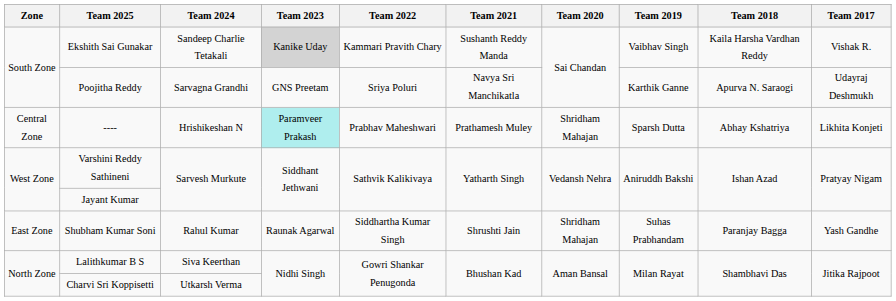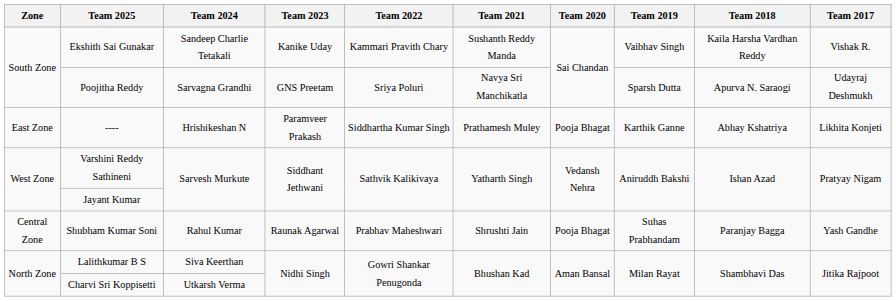(300, 47) lightgrey background -> (305, 47) no background
(658, 87) Karthik Ganne -> (654, 87) Sparsh Dutta
(32, 128) Central Zone -> (32, 128) East Zone
(300, 128) paleturquoise background -> (305, 128) no background
(393, 128) Prabhav Maheshwari -> (399, 128) Siddhartha Kumar Singh
(580, 128) Shridham Mahajan -> (582, 128) Pooja Bhagat
(658, 128) Sparsh Dutta -> (654, 128) Karthik Ganne
(32, 231) East Zone -> (32, 231) Central Zone
(393, 231) Siddhartha Kumar Singh -> (399, 231) Prabhav Maheshwari
(580, 231) Shridham Mahajan -> (582, 231) Pooja Bhagat
